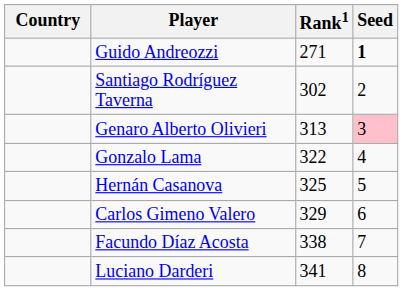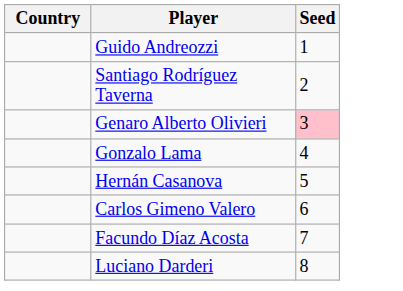- column: (324, 21)
(362, 51) bold -> (304, 47) normal
